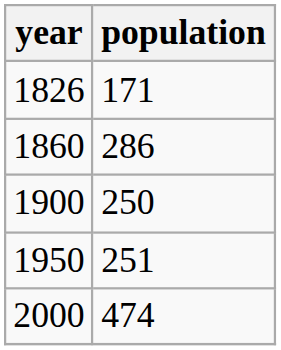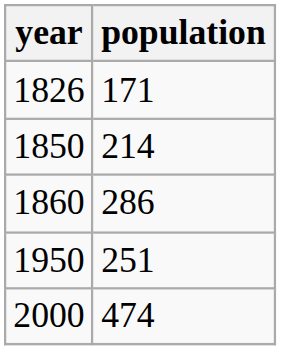+ row: (49, 145)
- row: (49, 202)
